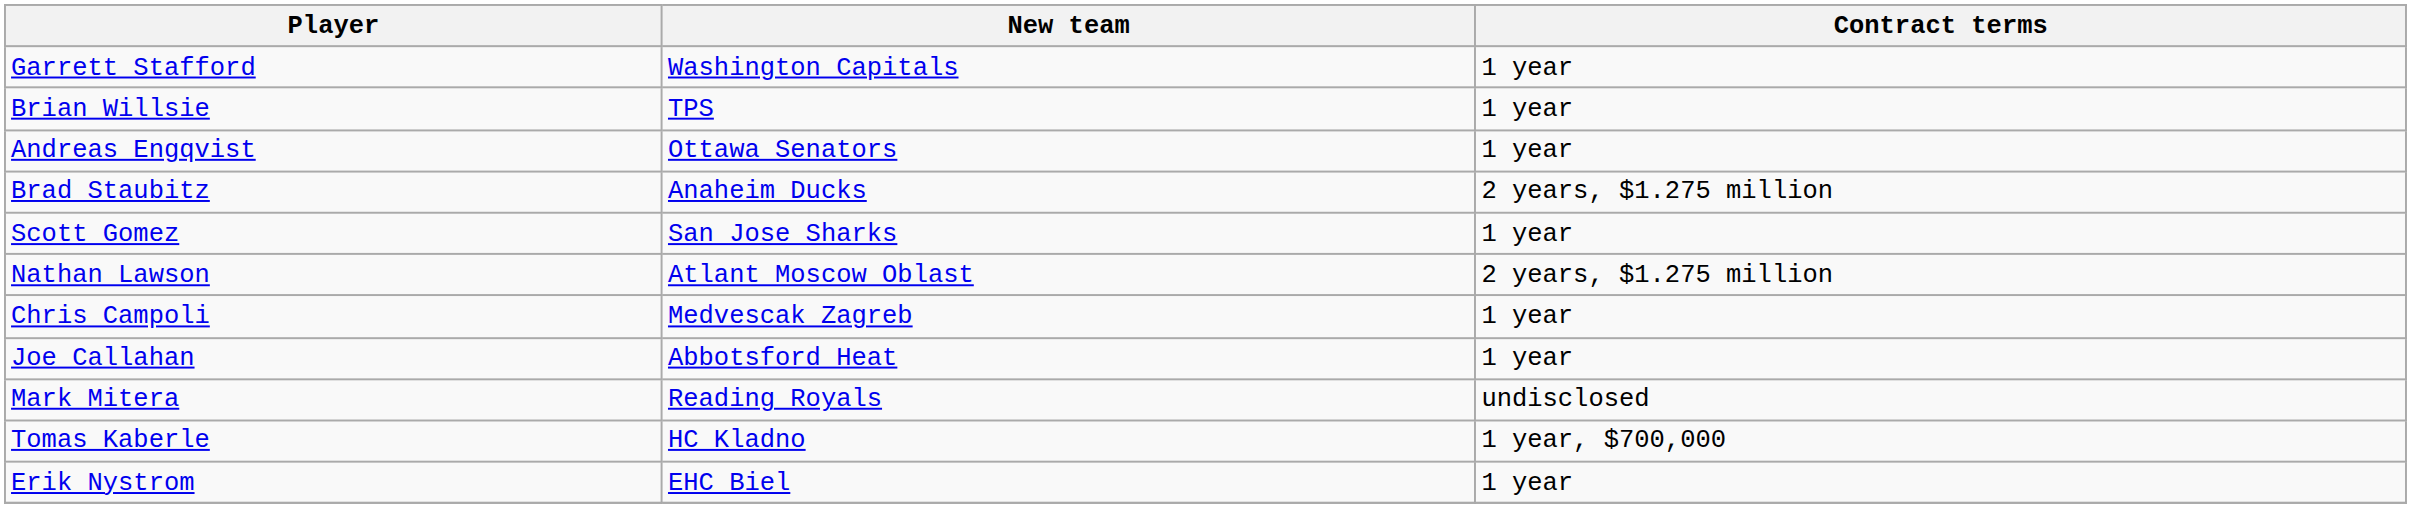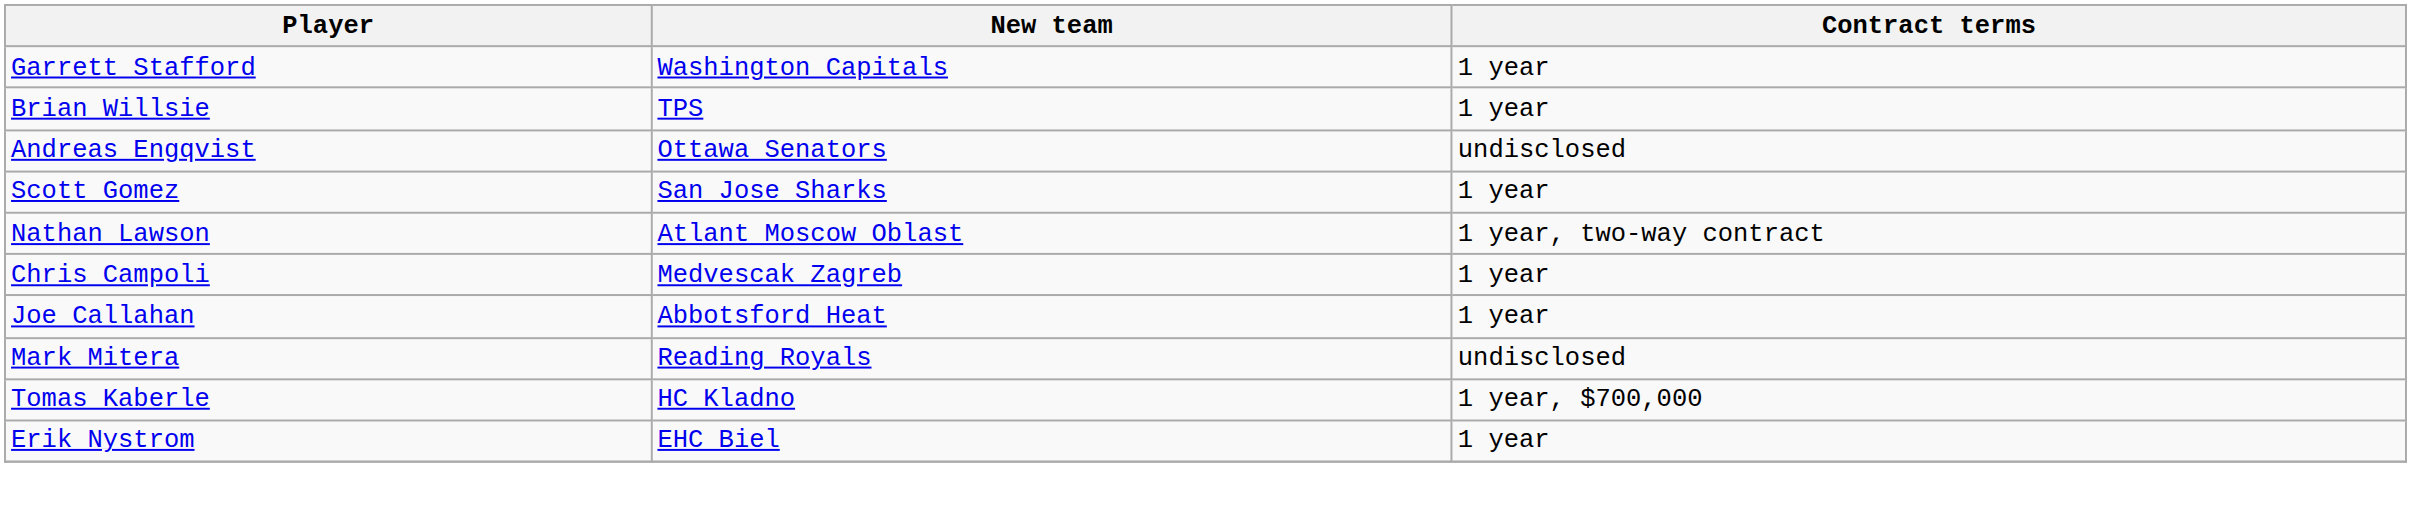(1527, 150) 1 year -> (1542, 150) undisclosed
- row: (110, 192)
(1657, 275) 2 years, $1.275 million -> (1641, 233) 1 year, two-way contract
